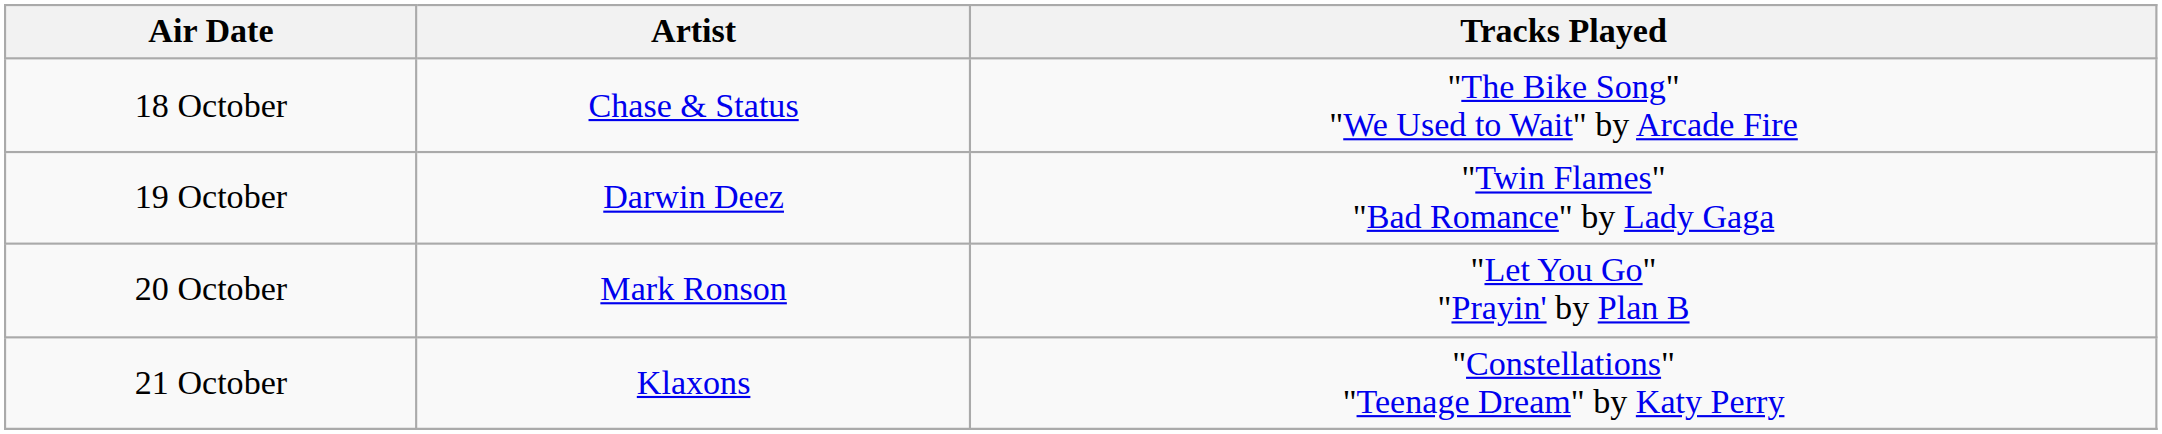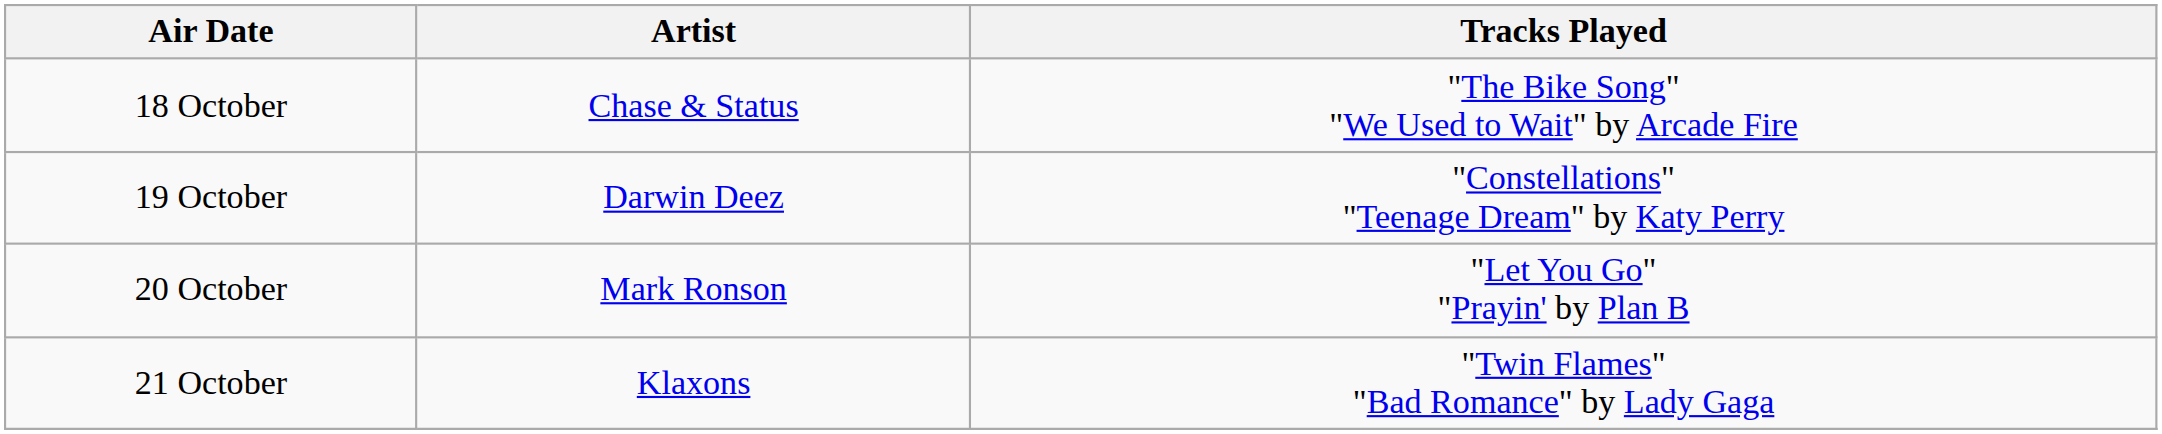(1564, 197) "Twin Flames" "Bad Romance" by Lady Gaga -> (1564, 197) "Constellations" "Teenage Dream" by Katy Perry
(1564, 381) "Constellations" "Teenage Dream" by Katy Perry -> (1564, 381) "Twin Flames" "Bad Romance" by Lady Gaga
